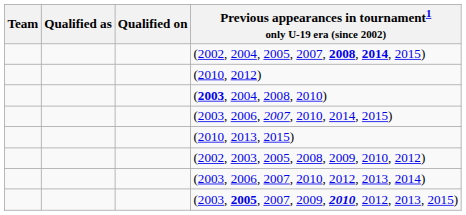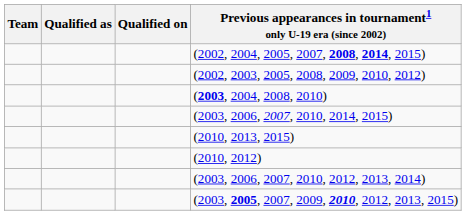rows swapped: (309, 158) <-> (227, 74)
